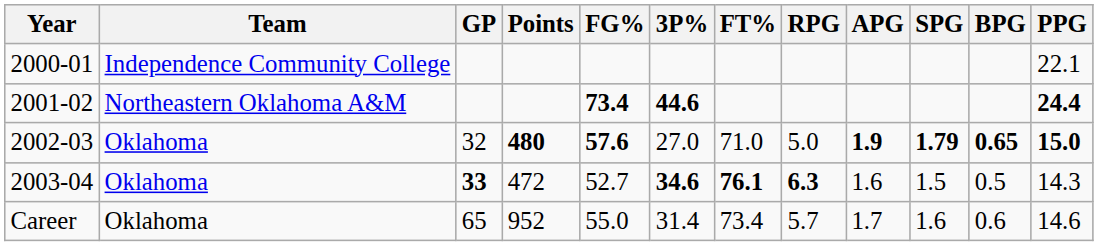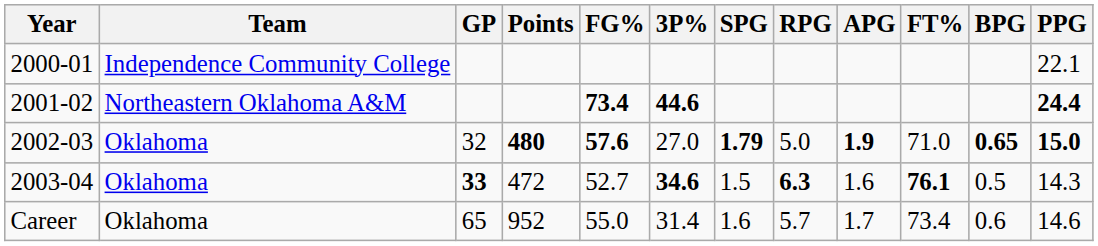columns swapped: (748, 24) <-> (939, 24)
